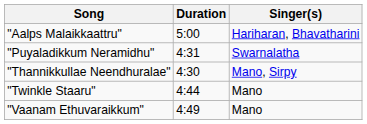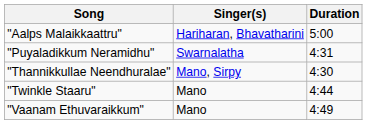columns swapped: (296, 14) <-> (201, 14)
